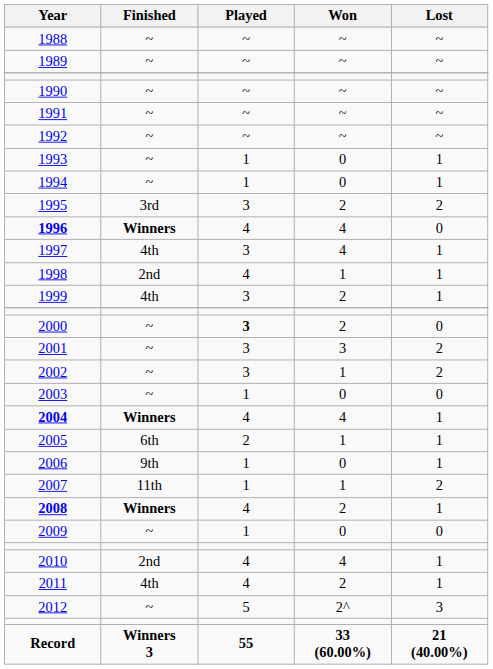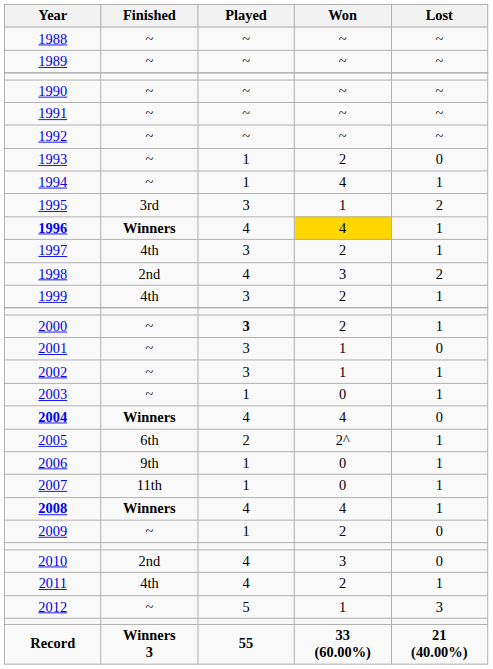(343, 159) 0 -> (343, 159) 2
(439, 159) 1 -> (439, 159) 0
(343, 182) 0 -> (343, 182) 4
(343, 205) 2 -> (343, 205) 1
(343, 228) no background -> (343, 228) gold background
(439, 228) 0 -> (439, 228) 1
(343, 250) 4 -> (343, 250) 2
(343, 273) 1 -> (343, 273) 3
(439, 273) 1 -> (439, 273) 2
(439, 326) 0 -> (439, 326) 1
(343, 348) 3 -> (343, 348) 1
(439, 348) 2 -> (439, 348) 0
(439, 371) 2 -> (439, 371) 1
(439, 394) 0 -> (439, 394) 1
(439, 417) 1 -> (439, 417) 0
(343, 440) 1 -> (343, 440) 2^
(343, 485) 1 -> (343, 485) 0
(439, 485) 2 -> (439, 485) 1
(343, 508) 2 -> (343, 508) 4
(343, 531) 0 -> (343, 531) 2
(343, 561) 4 -> (343, 561) 3
(439, 561) 1 -> (439, 561) 0
(343, 606) 2^ -> (343, 606) 1
